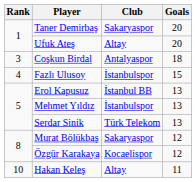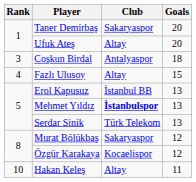(129, 75) İstanbulspor -> (115, 75) Altay
(129, 106) normal -> (131, 106) bold
